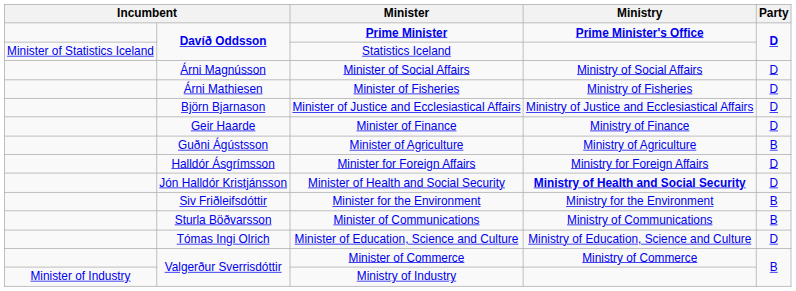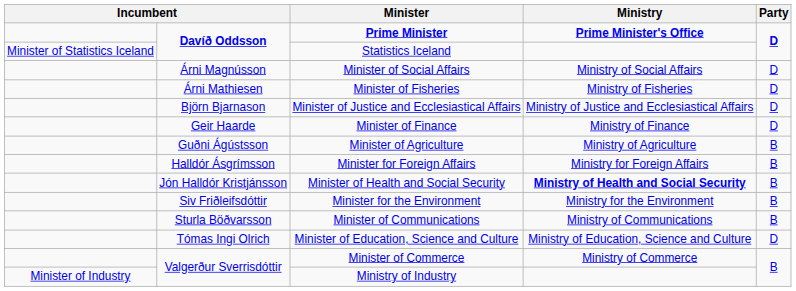(774, 164) D -> (774, 164) B
(774, 182) D -> (774, 182) B
